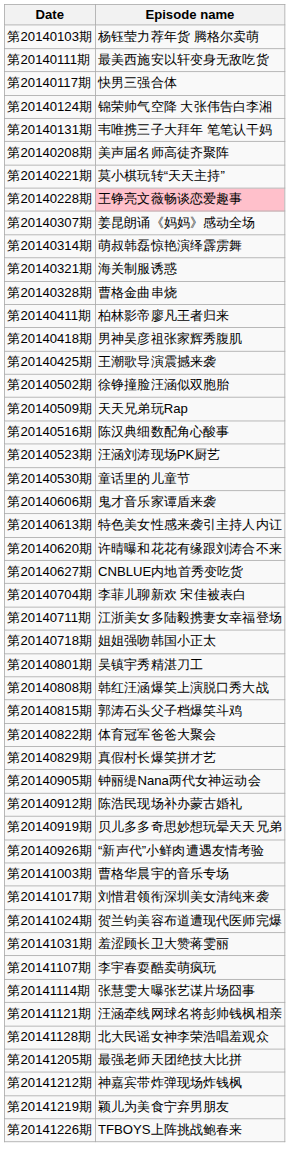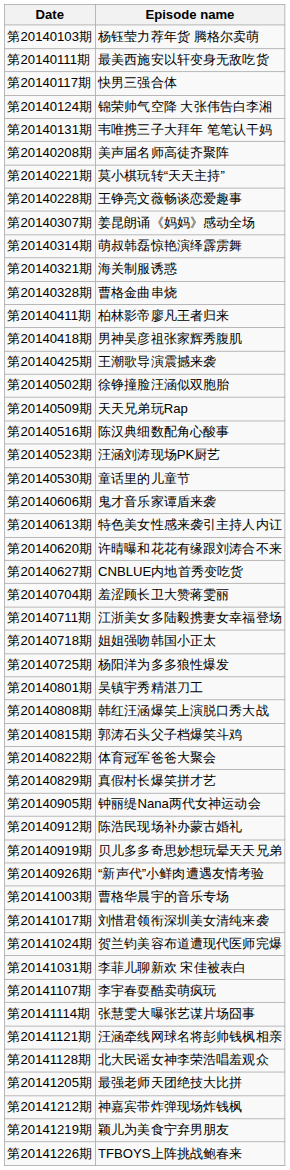(170, 199) pink background -> (170, 199) no background
(172, 594) 李菲儿聊新欢 宋佳被表白 -> (164, 594) 羞涩顾长卫大赞蒋雯丽
+ row: (50, 664)
(164, 943) 羞涩顾长卫大赞蒋雯丽 -> (172, 967) 李菲儿聊新欢 宋佳被表白
